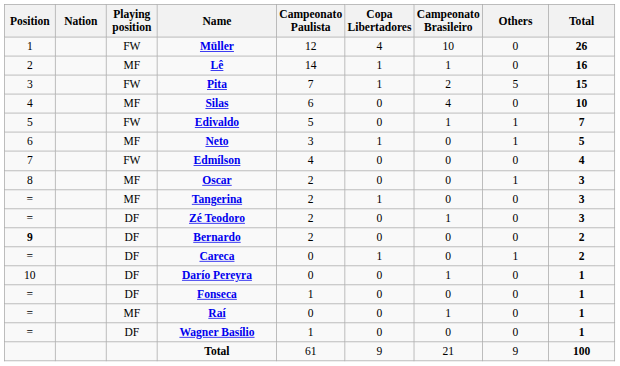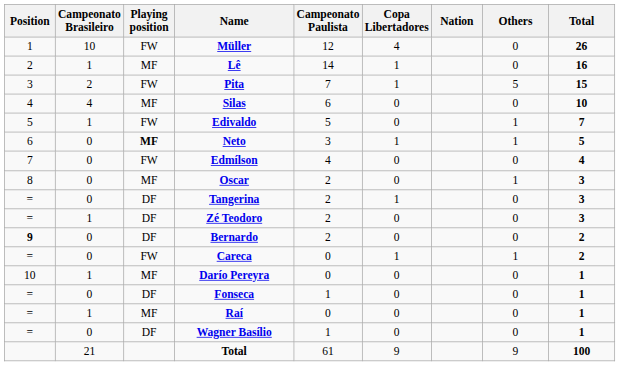columns swapped: (81, 21) <-> (448, 21)
(132, 142) normal -> (149, 142) bold
(132, 199) MF -> (149, 199) DF
(132, 256) DF -> (149, 256) FW
(132, 275) DF -> (149, 275) MF
